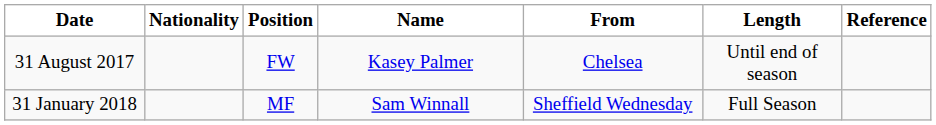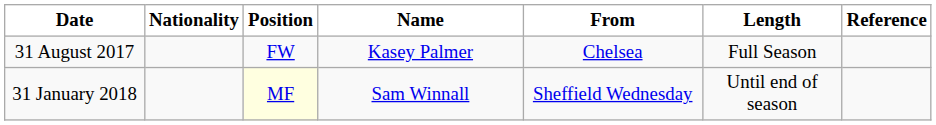(772, 62) Until end of season -> (772, 51) Full Season
(281, 104) no background -> (281, 93) lightyellow background
(772, 104) Full Season -> (772, 93) Until end of season
